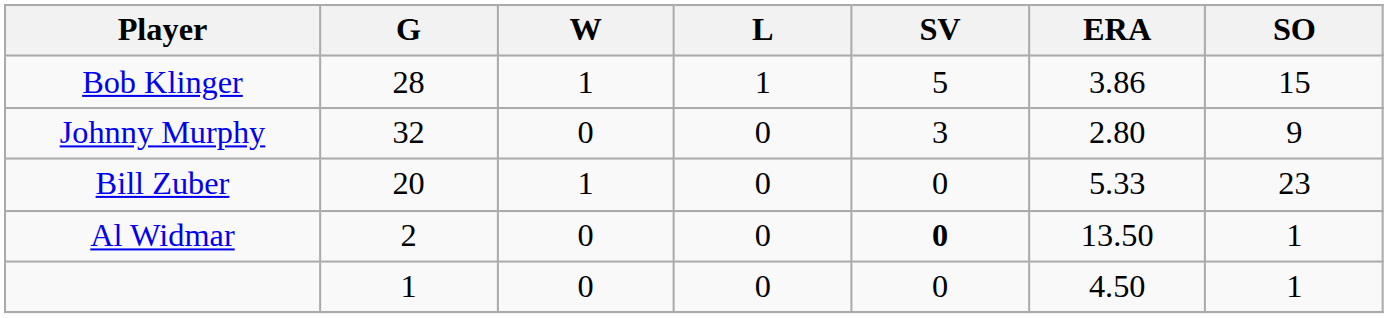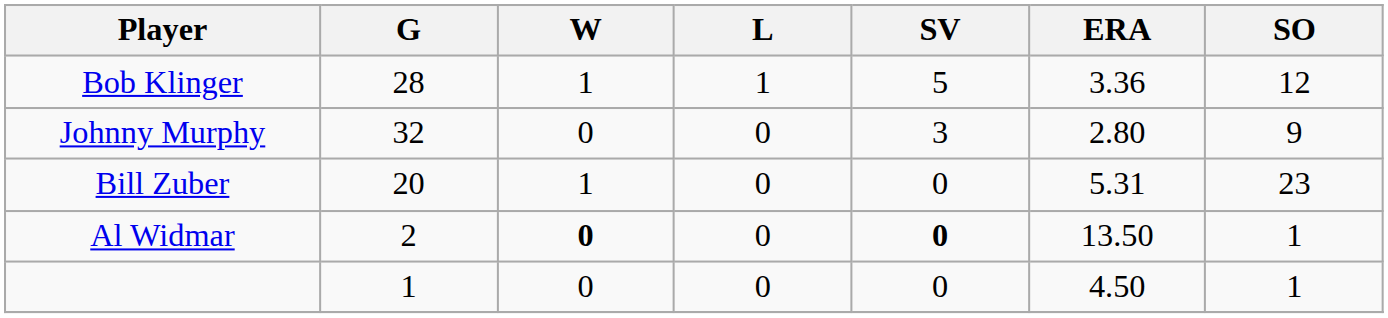(1117, 81) 3.86 -> (1117, 81) 3.36
(1294, 81) 15 -> (1294, 81) 12
(1117, 183) 5.33 -> (1117, 183) 5.31
(586, 235) normal -> (586, 235) bold
